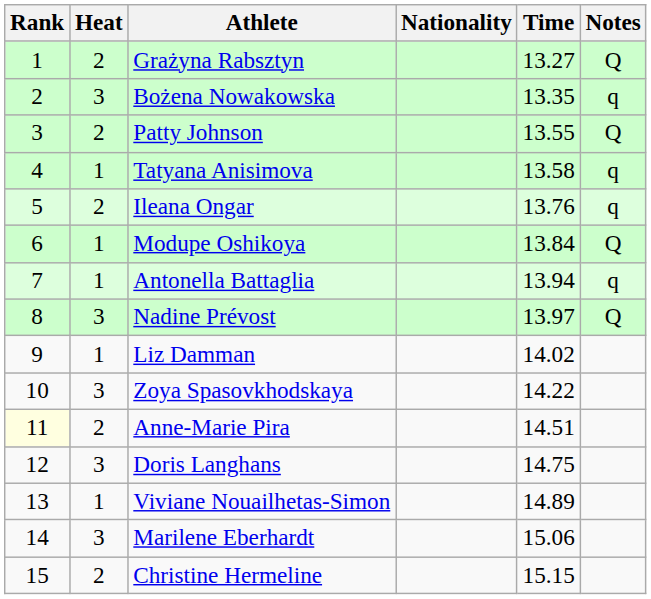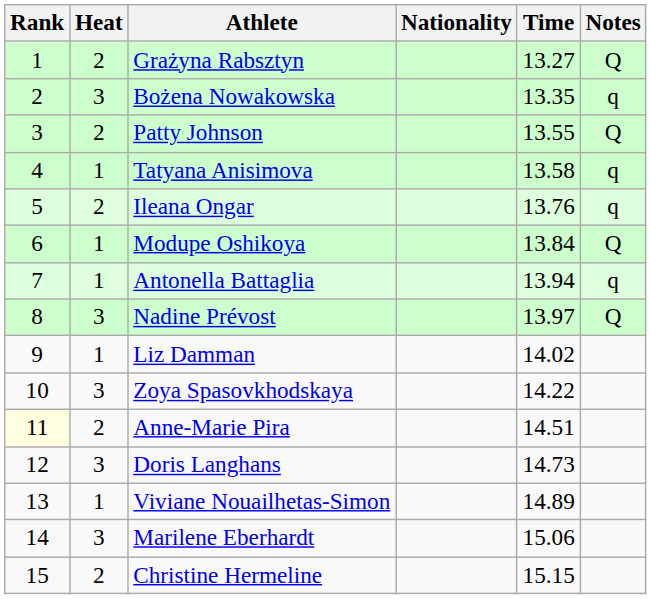(549, 464) 14.75 -> (549, 464) 14.73
